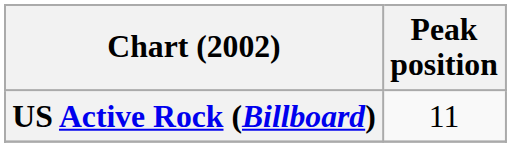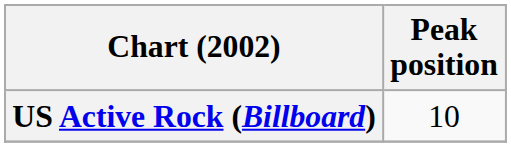(444, 115) 11 -> (444, 115) 10
